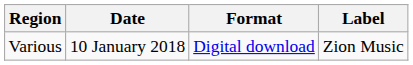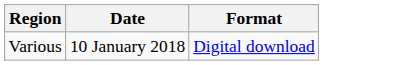- column: (363, 18)
